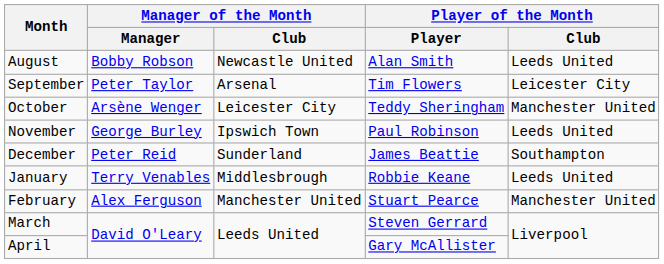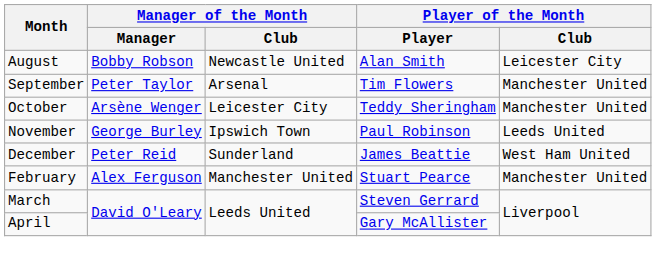(562, 62) Leeds United -> (562, 62) Leicester City
(571, 85) Leicester City -> (575, 85) Manchester United
(558, 155) Southampton -> (566, 155) West Ham United
- row: (38, 178)
